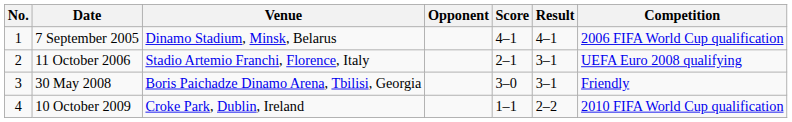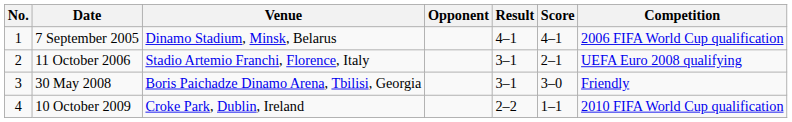columns swapped: (512, 15) <-> (555, 15)
